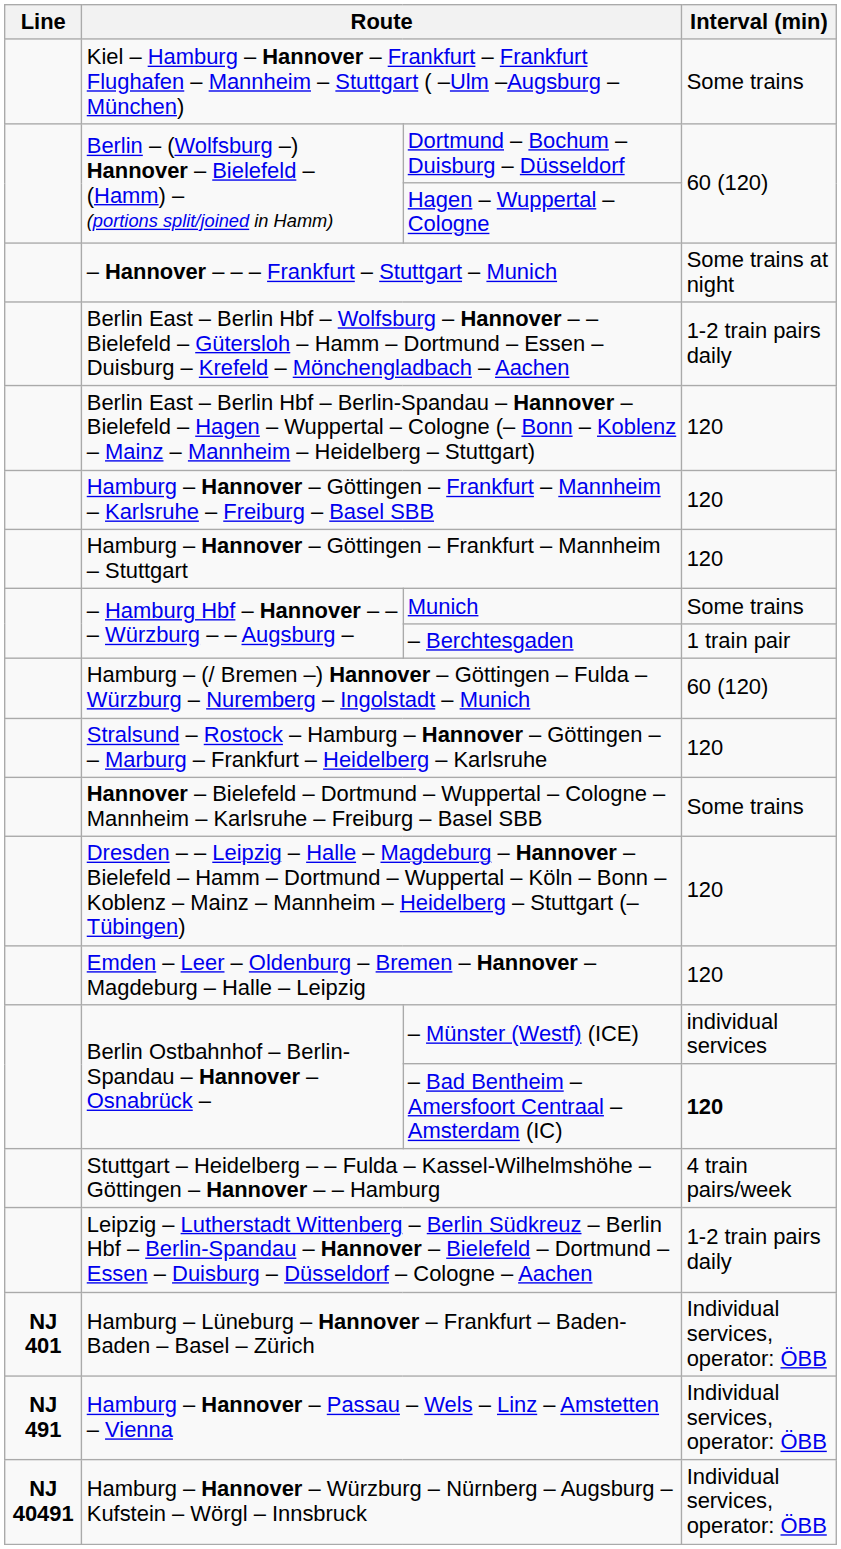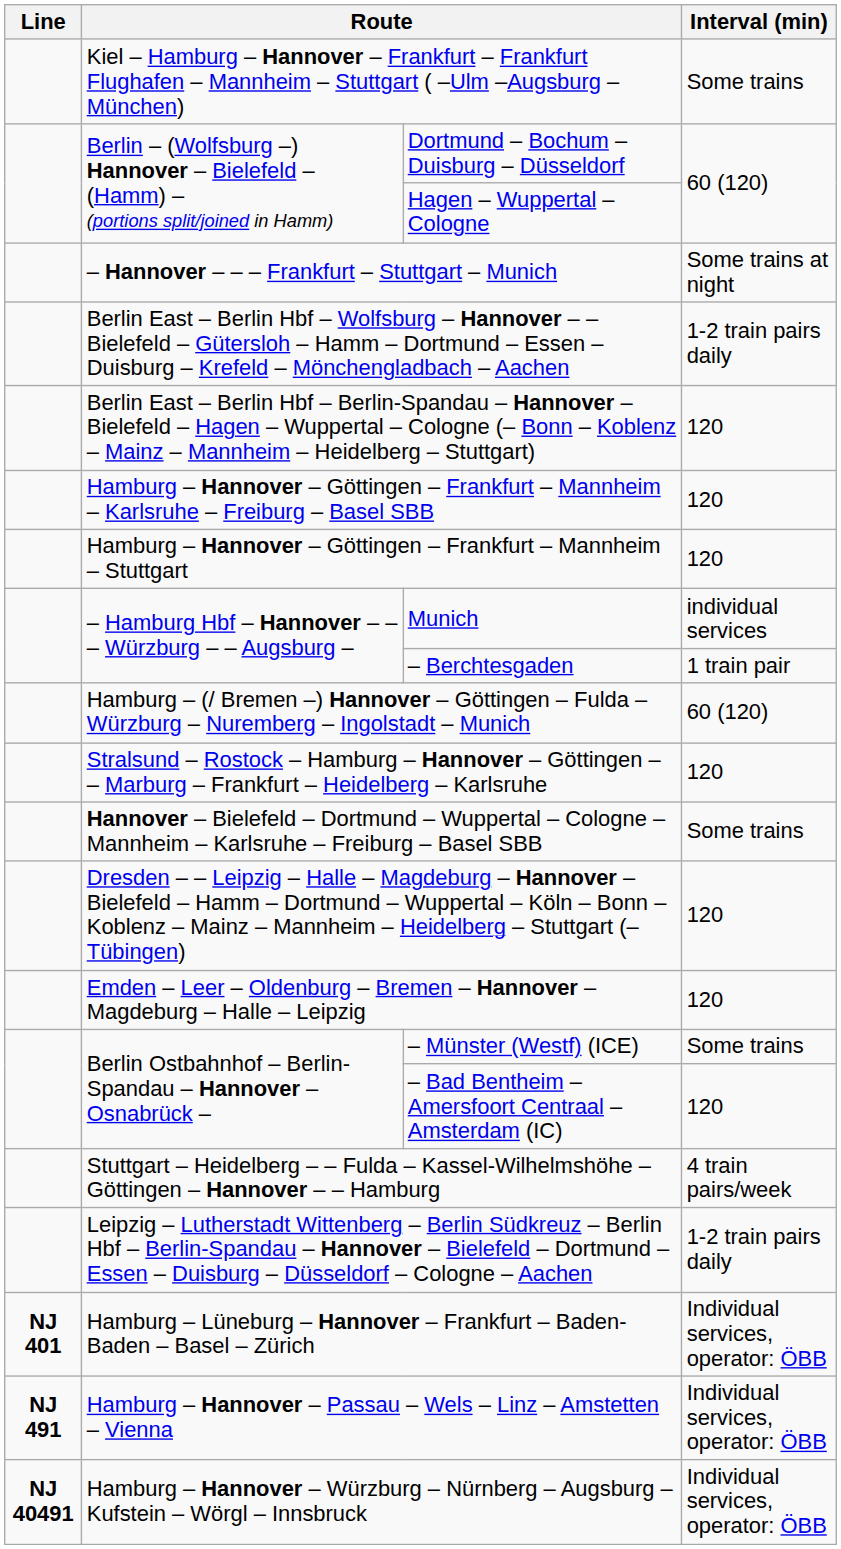(745, 606) Some trains -> (732, 618) individual services
(732, 1034) individual services -> (745, 1046) Some trains
(705, 1106) bold -> (705, 1106) normal
